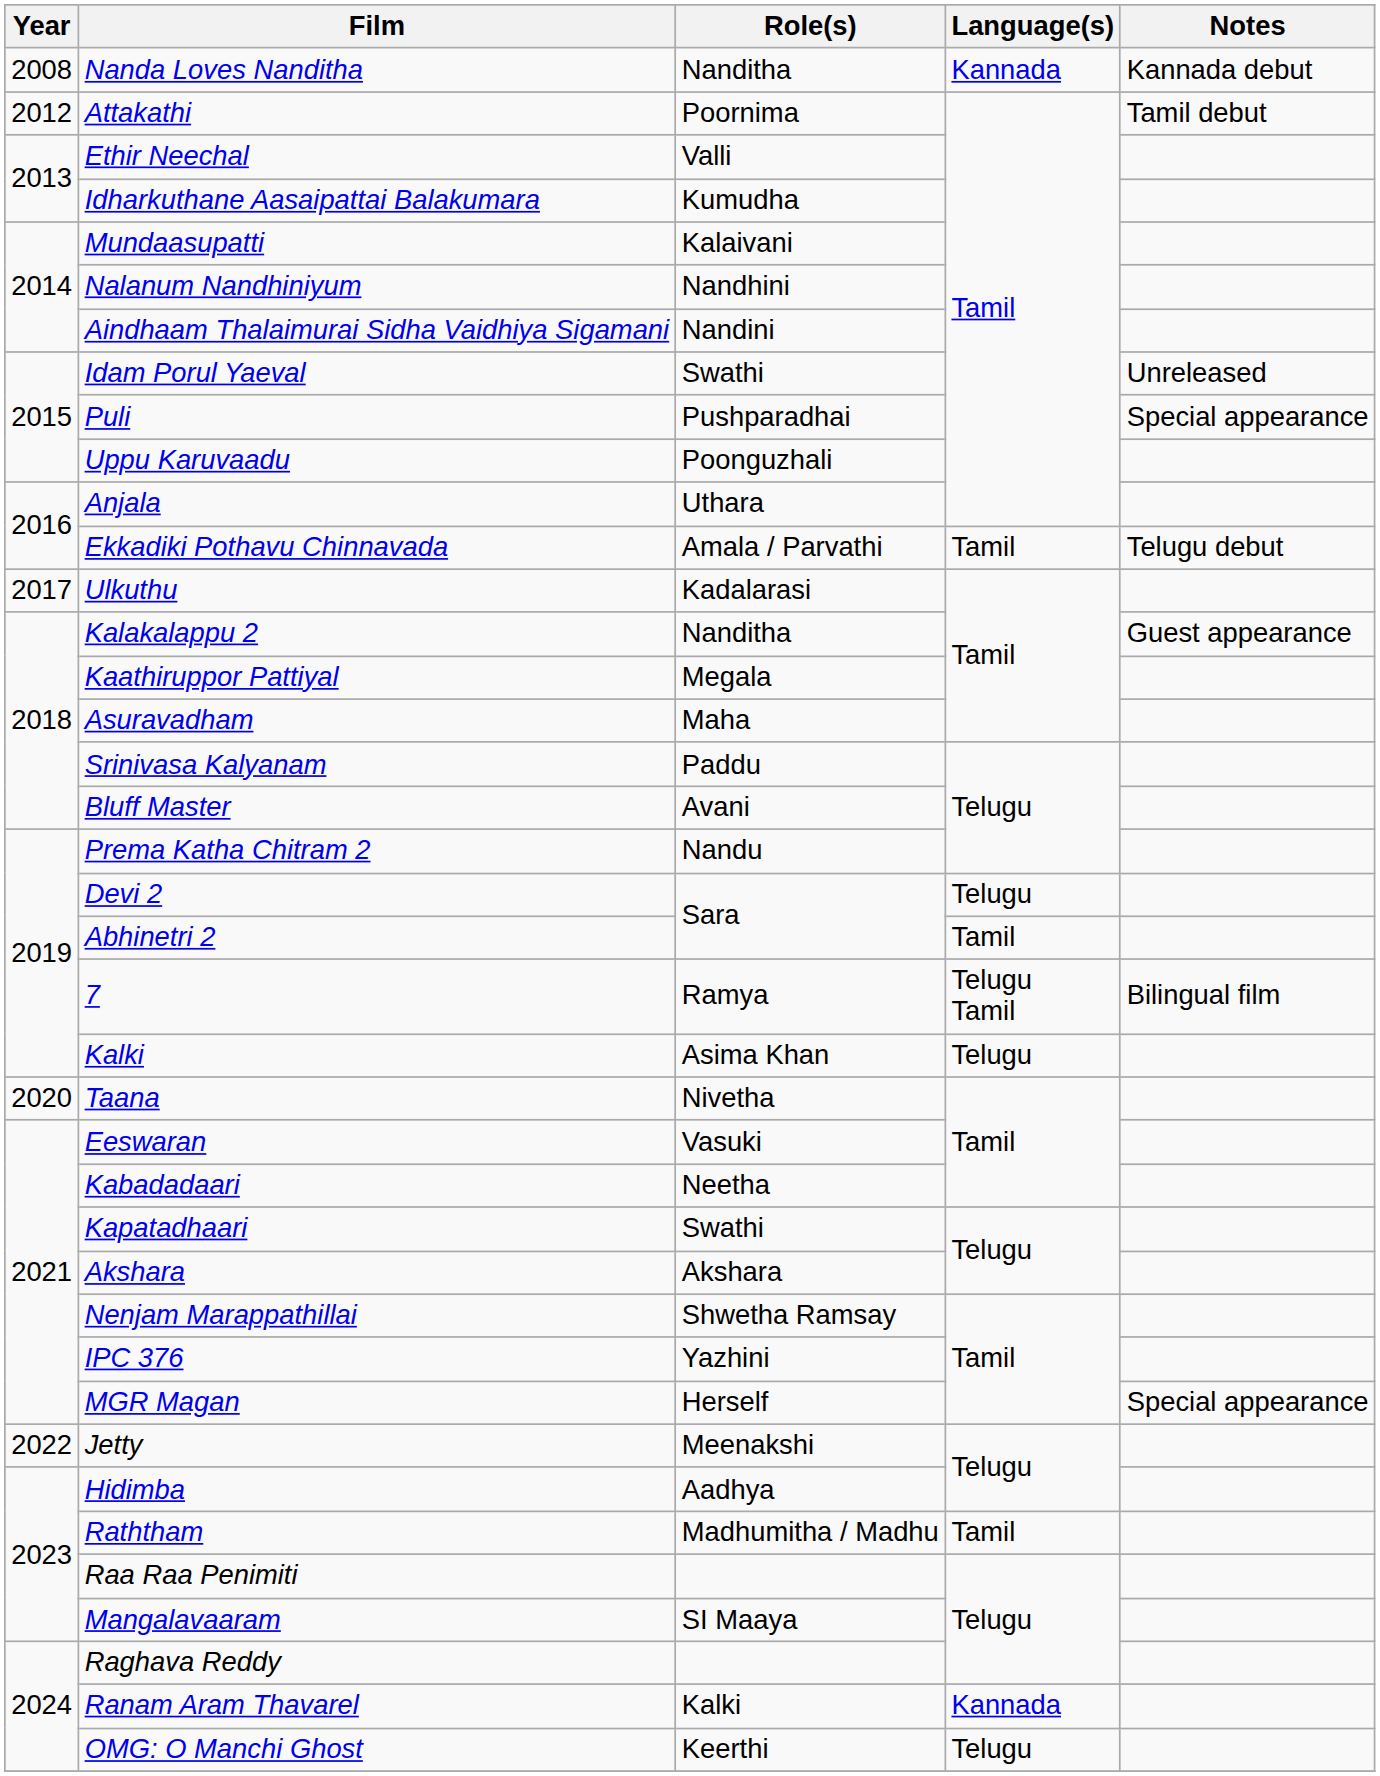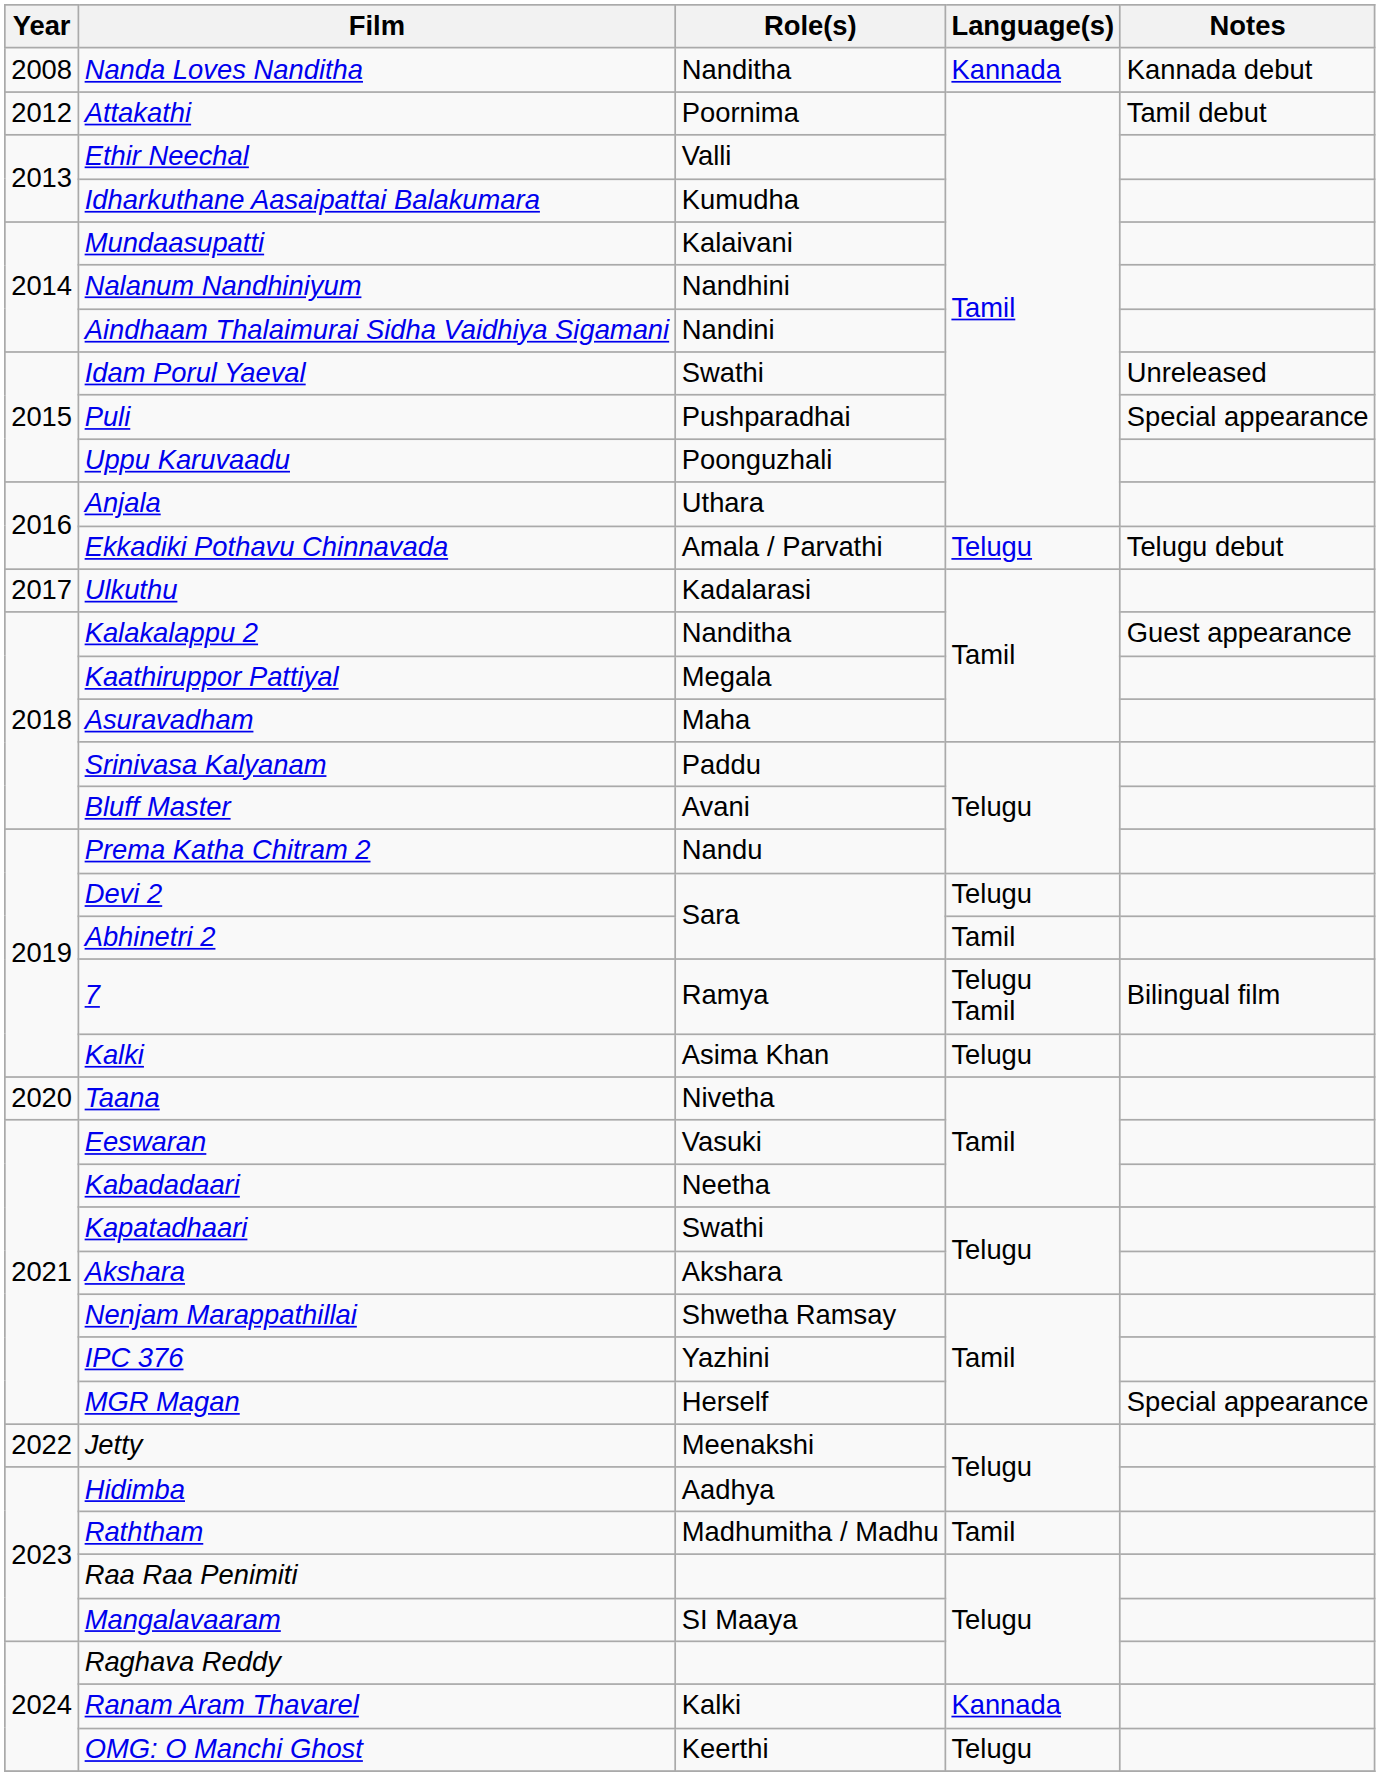(983, 546) Tamil -> (992, 546) Telugu
